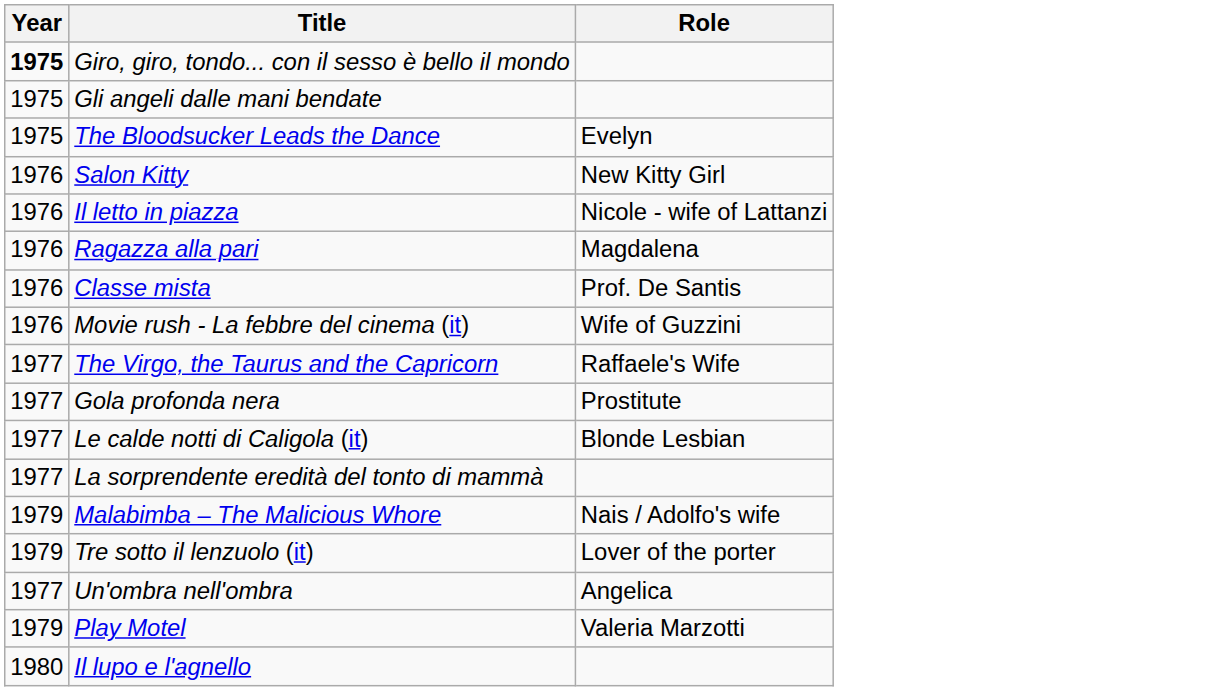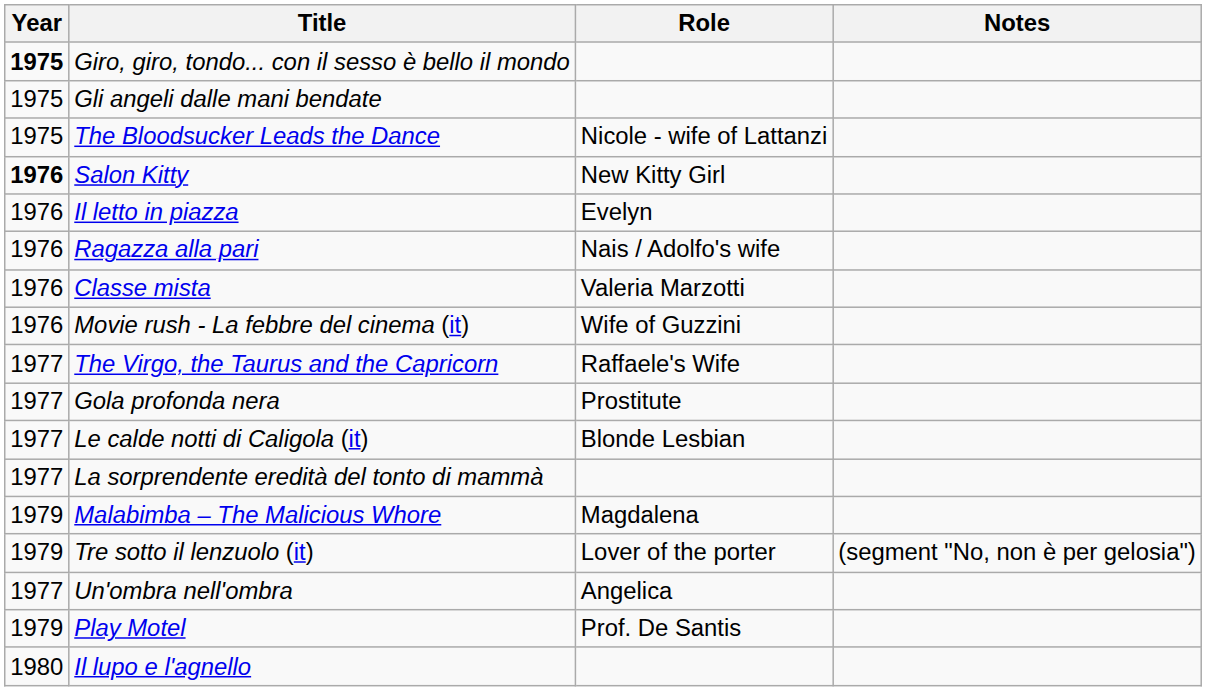+ column: (1017, 23)
(617, 136) Evelyn -> (704, 136) Nicole - wife of Lattanzi
(37, 174) normal -> (37, 174) bold
(704, 212) Nicole - wife of Lattanzi -> (617, 212) Evelyn
(640, 250) Magdalena -> (681, 250) Nais / Adolfo's wife
(661, 288) Prof. De Santis -> (663, 288) Valeria Marzotti
(681, 514) Nais / Adolfo's wife -> (640, 514) Magdalena
(663, 628) Valeria Marzotti -> (661, 628) Prof. De Santis
